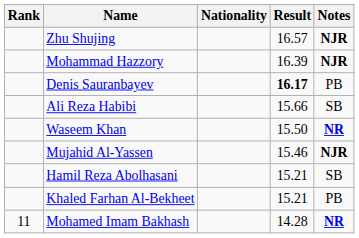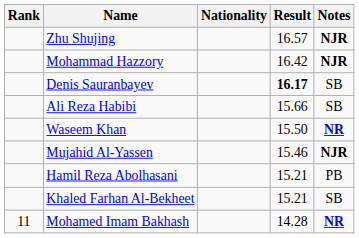(292, 61) 16.39 -> (292, 61) 16.42
(334, 84) PB -> (334, 84) SB
(334, 175) SB -> (334, 175) PB
(334, 198) PB -> (334, 198) SB
